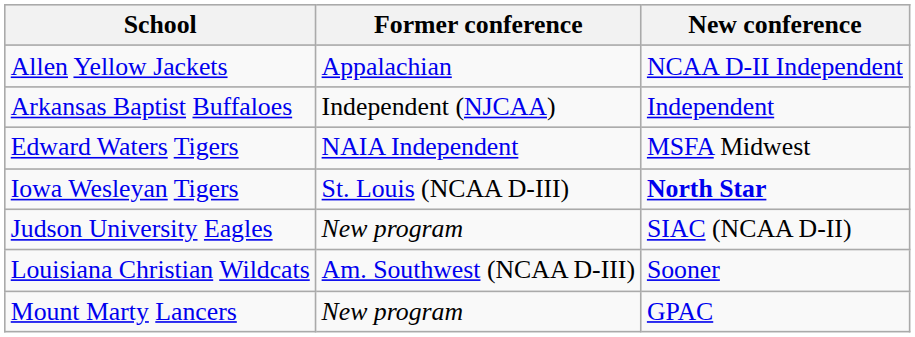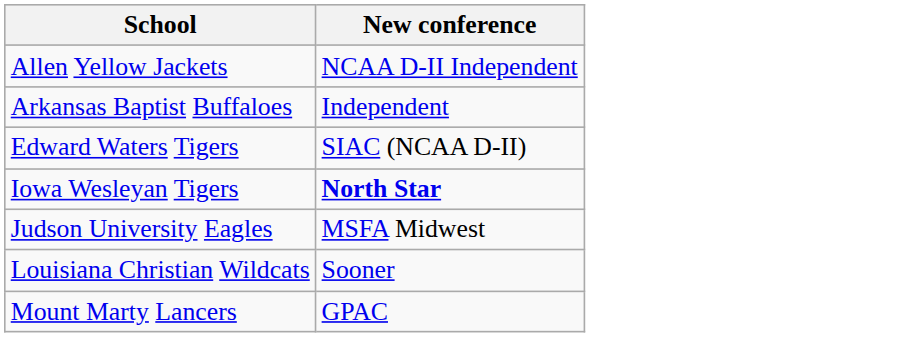- column: (478, 24)
(729, 147) MSFA Midwest -> (424, 147) SIAC (NCAA D-II)
(749, 229) SIAC (NCAA D-II) -> (403, 229) MSFA Midwest
